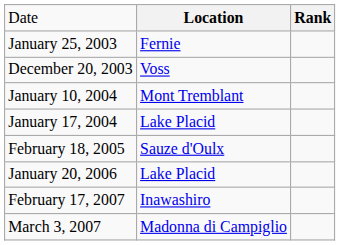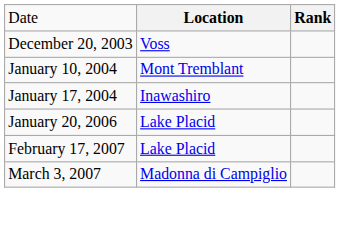- row: (63, 44)
(178, 122) Lake Placid -> (175, 96) Inawashiro
- row: (67, 148)
(175, 200) Inawashiro -> (178, 148) Lake Placid
